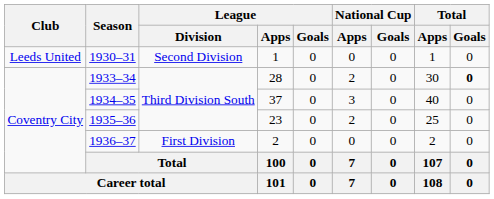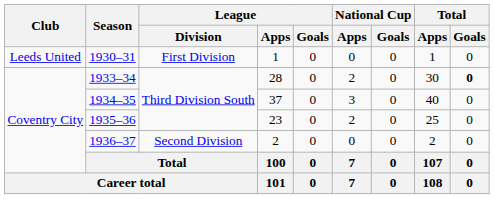(198, 57) Second Division -> (198, 57) First Division
(198, 141) First Division -> (198, 141) Second Division
